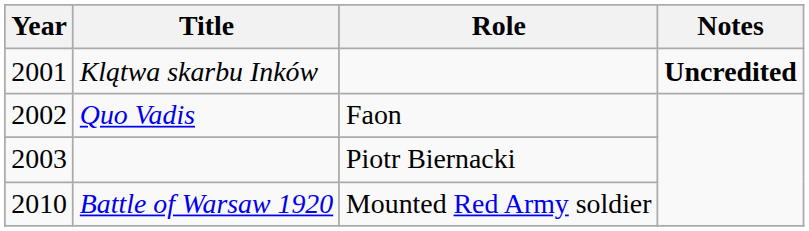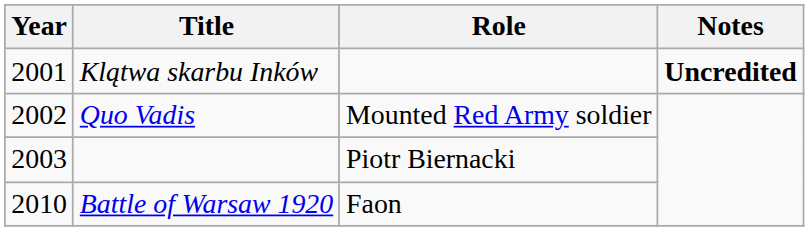(374, 114) Faon -> (499, 114) Mounted Red Army soldier
(499, 203) Mounted Red Army soldier -> (374, 203) Faon
